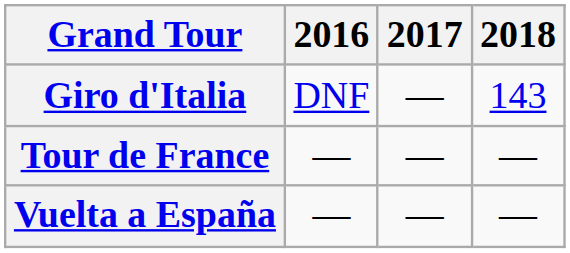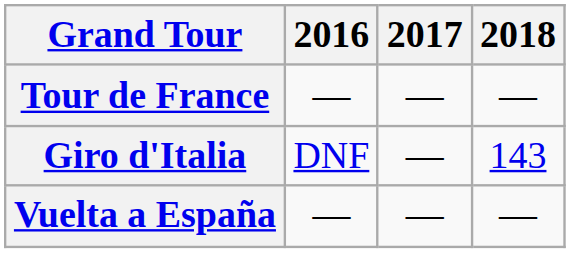rows swapped: (145, 94) <-> (145, 154)
